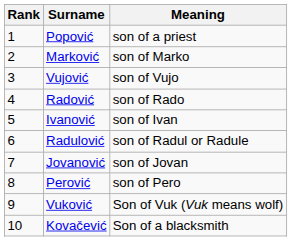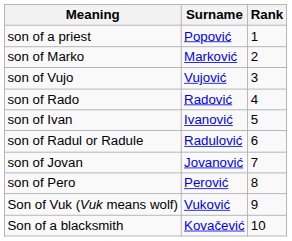columns swapped: (24, 15) <-> (198, 15)
